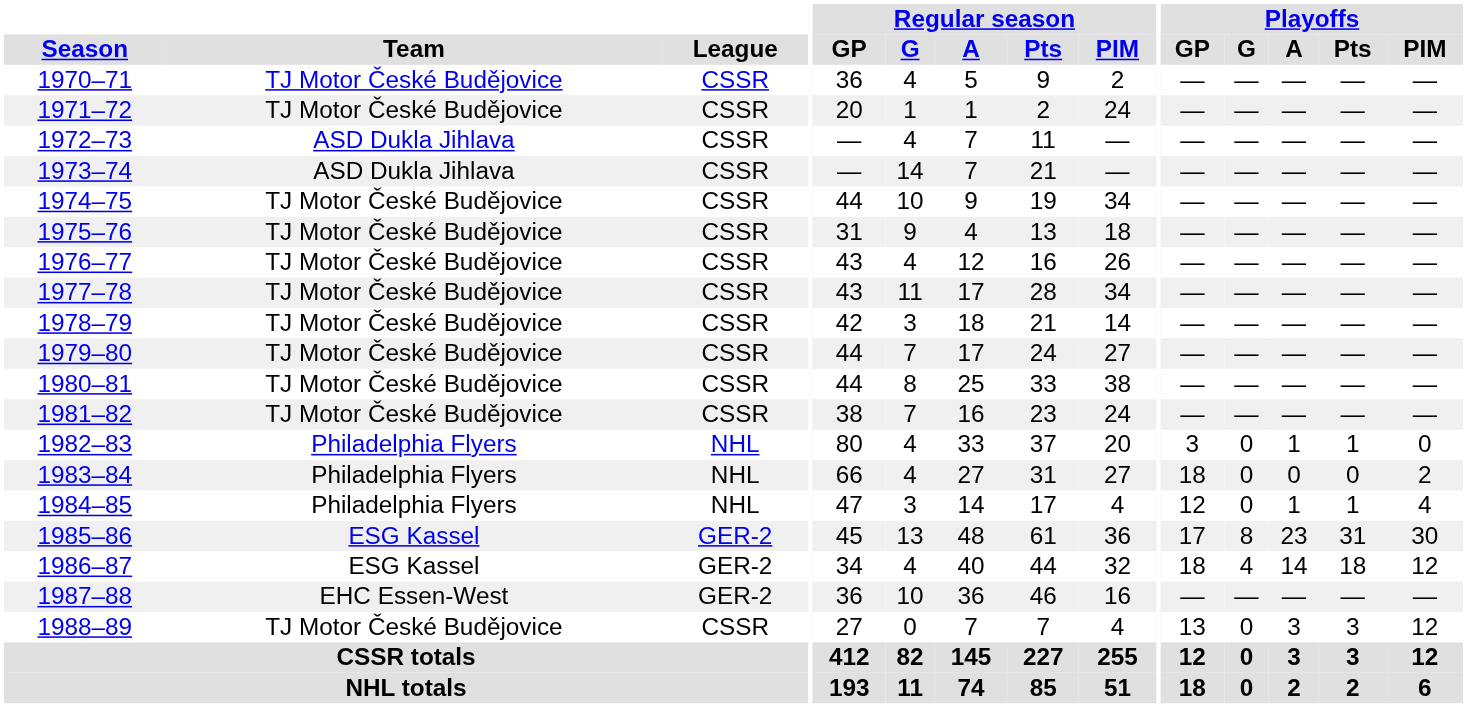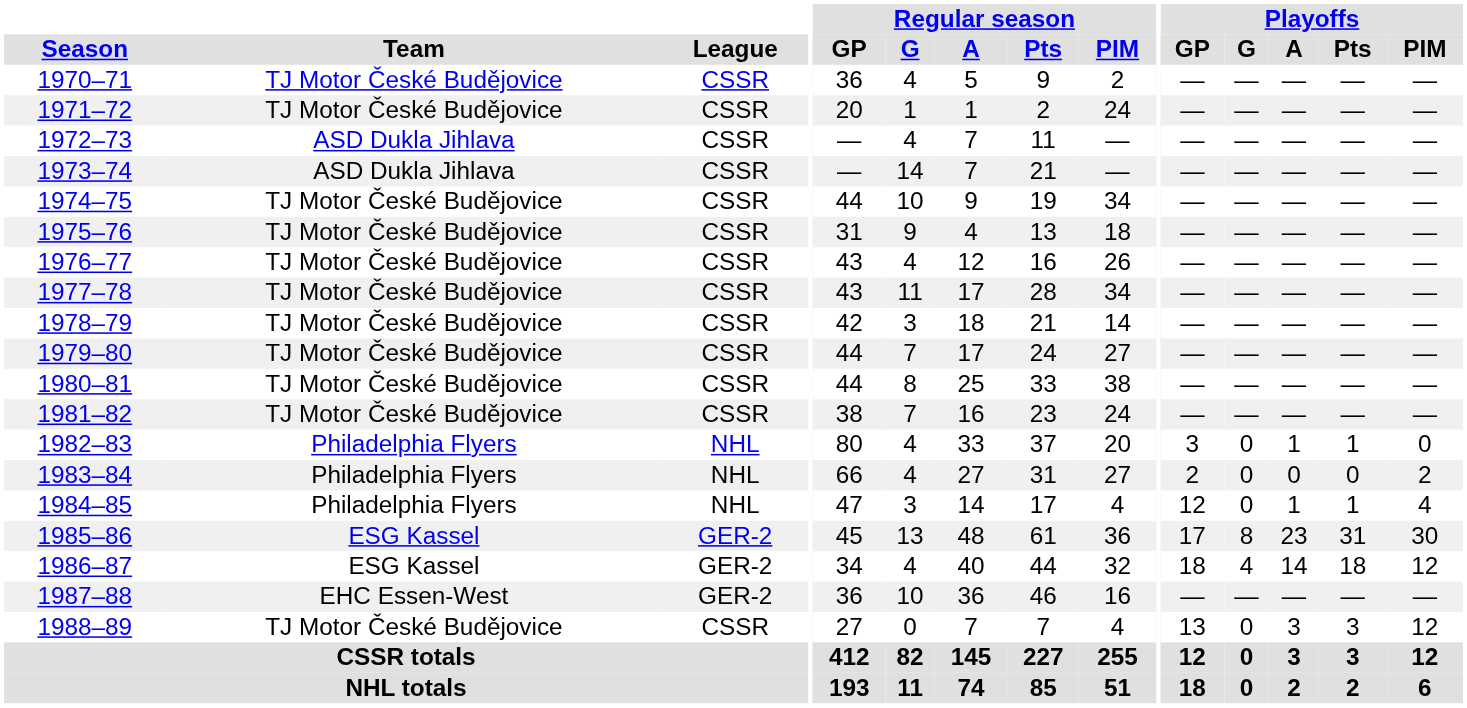(1192, 474) 18 -> (1192, 474) 2
